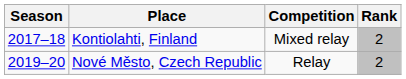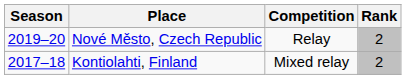rows swapped: (135, 39) <-> (167, 62)
